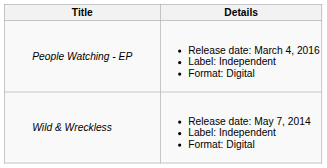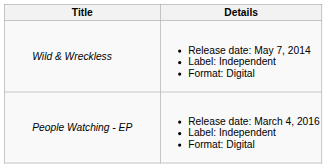rows swapped: (82, 127) <-> (82, 56)
